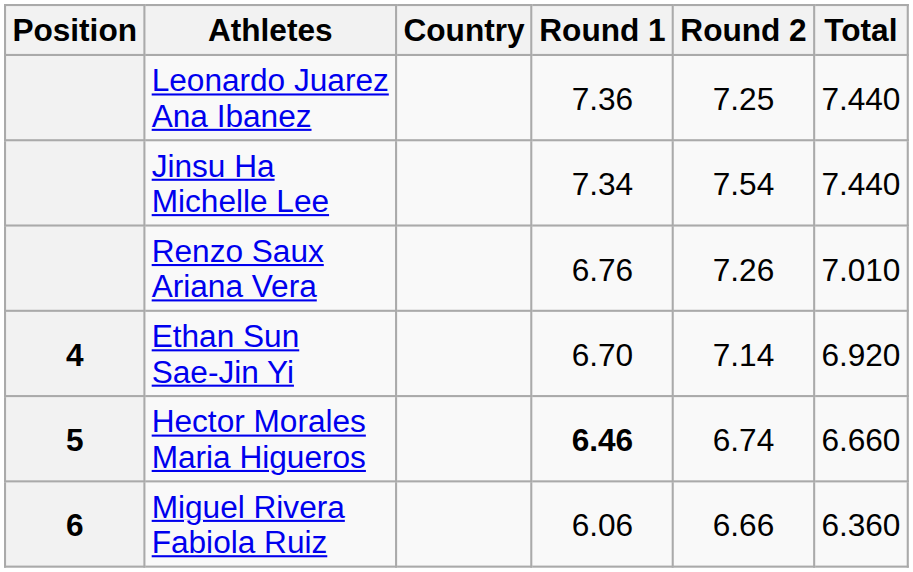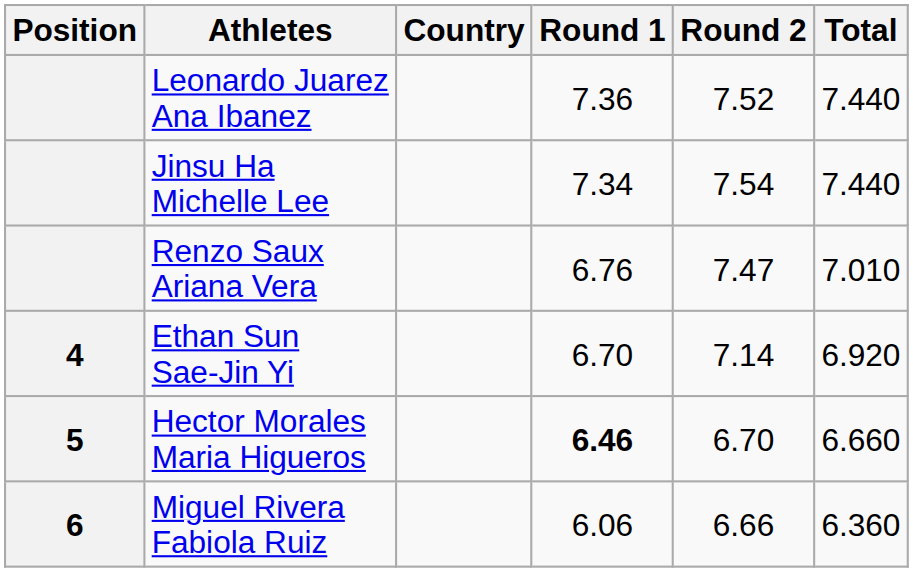(744, 98) 7.25 -> (744, 98) 7.52
(744, 269) 7.26 -> (744, 269) 7.47
(744, 440) 6.74 -> (744, 440) 6.70
